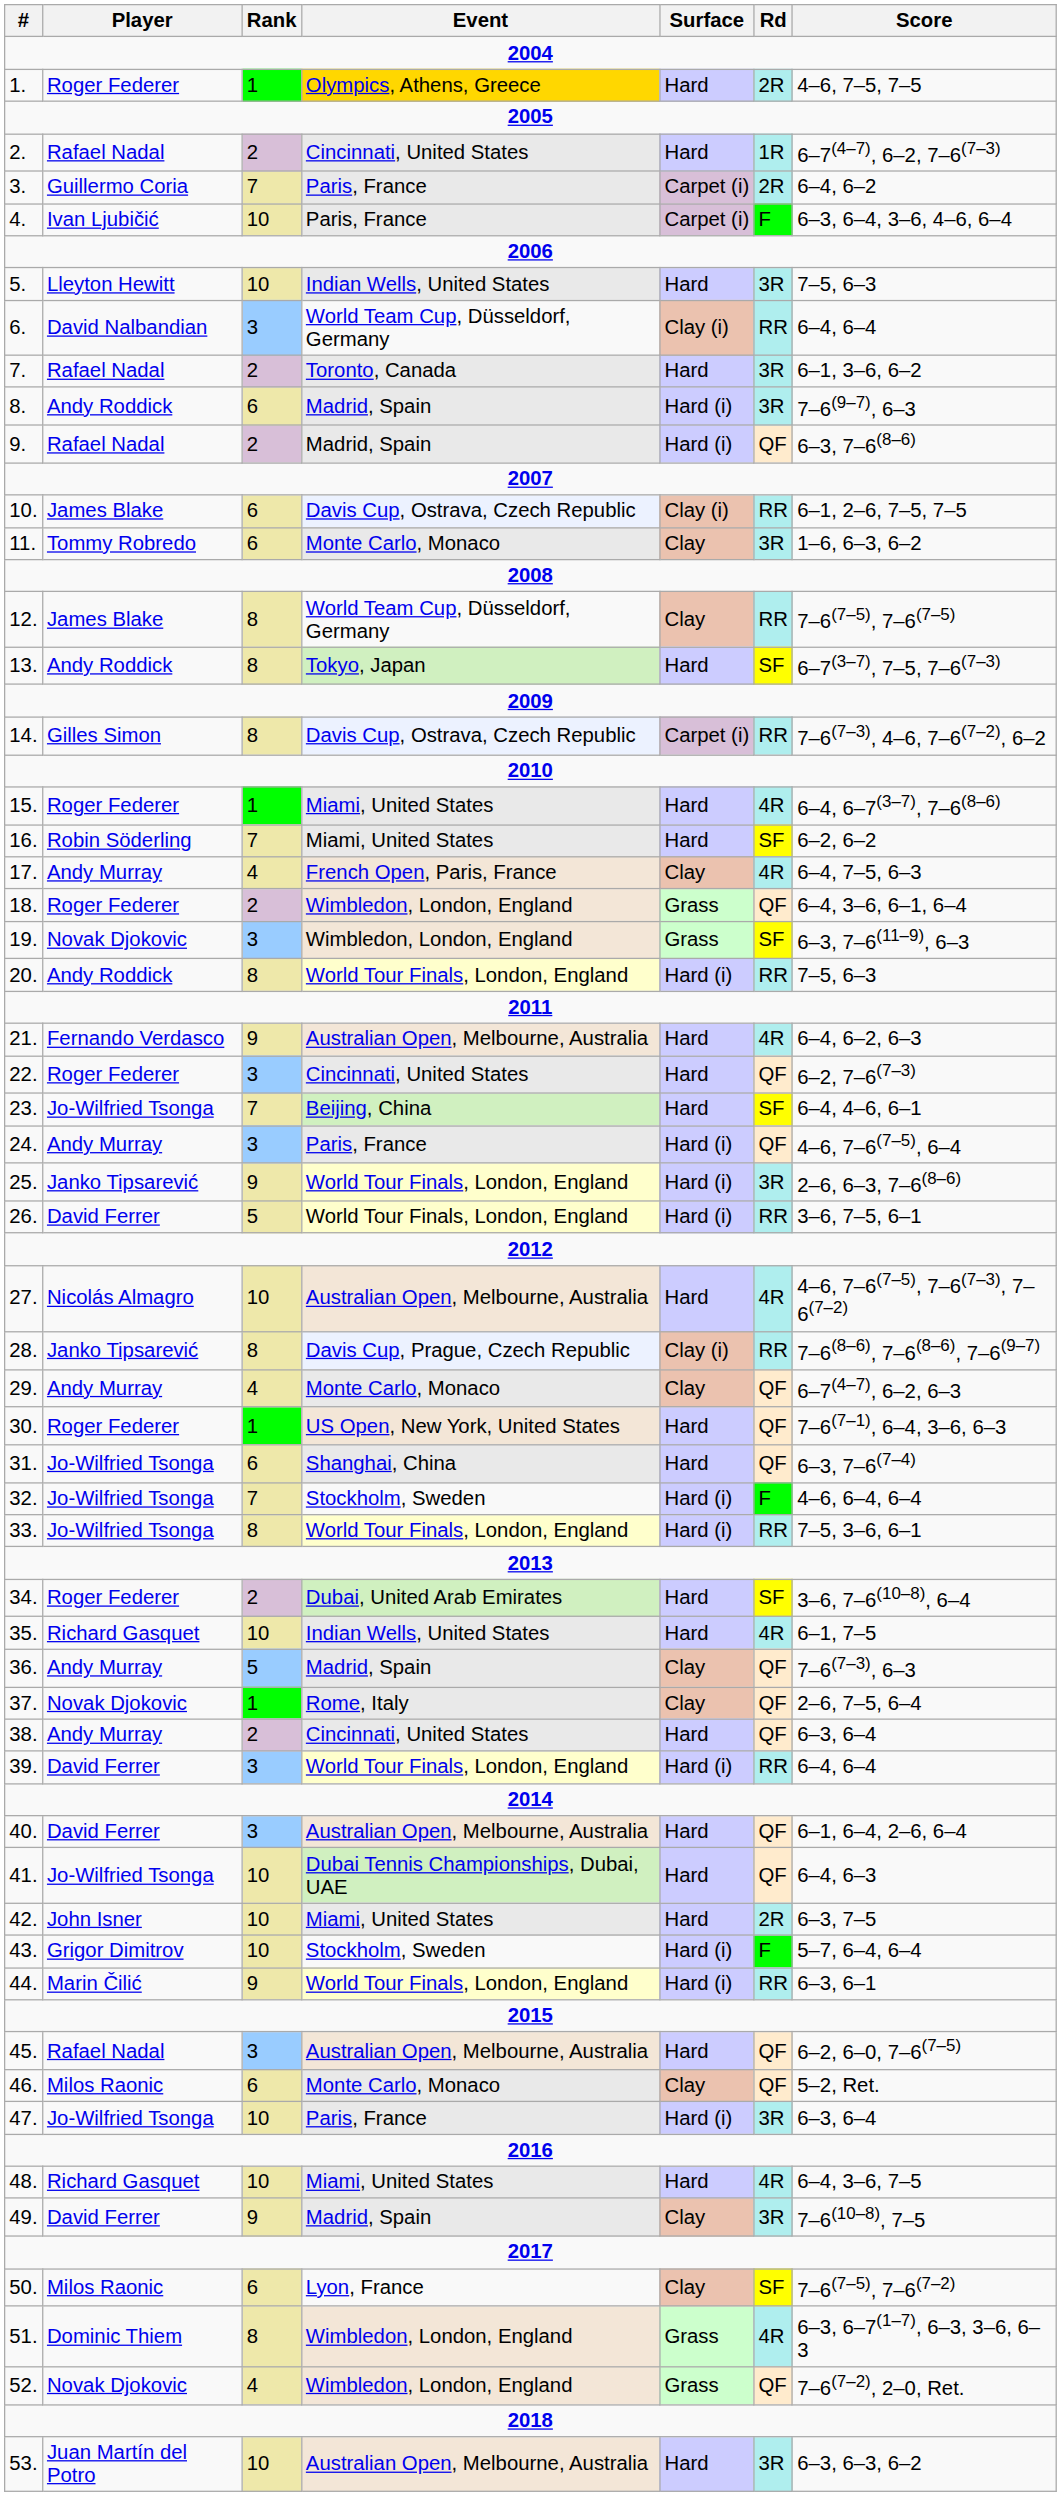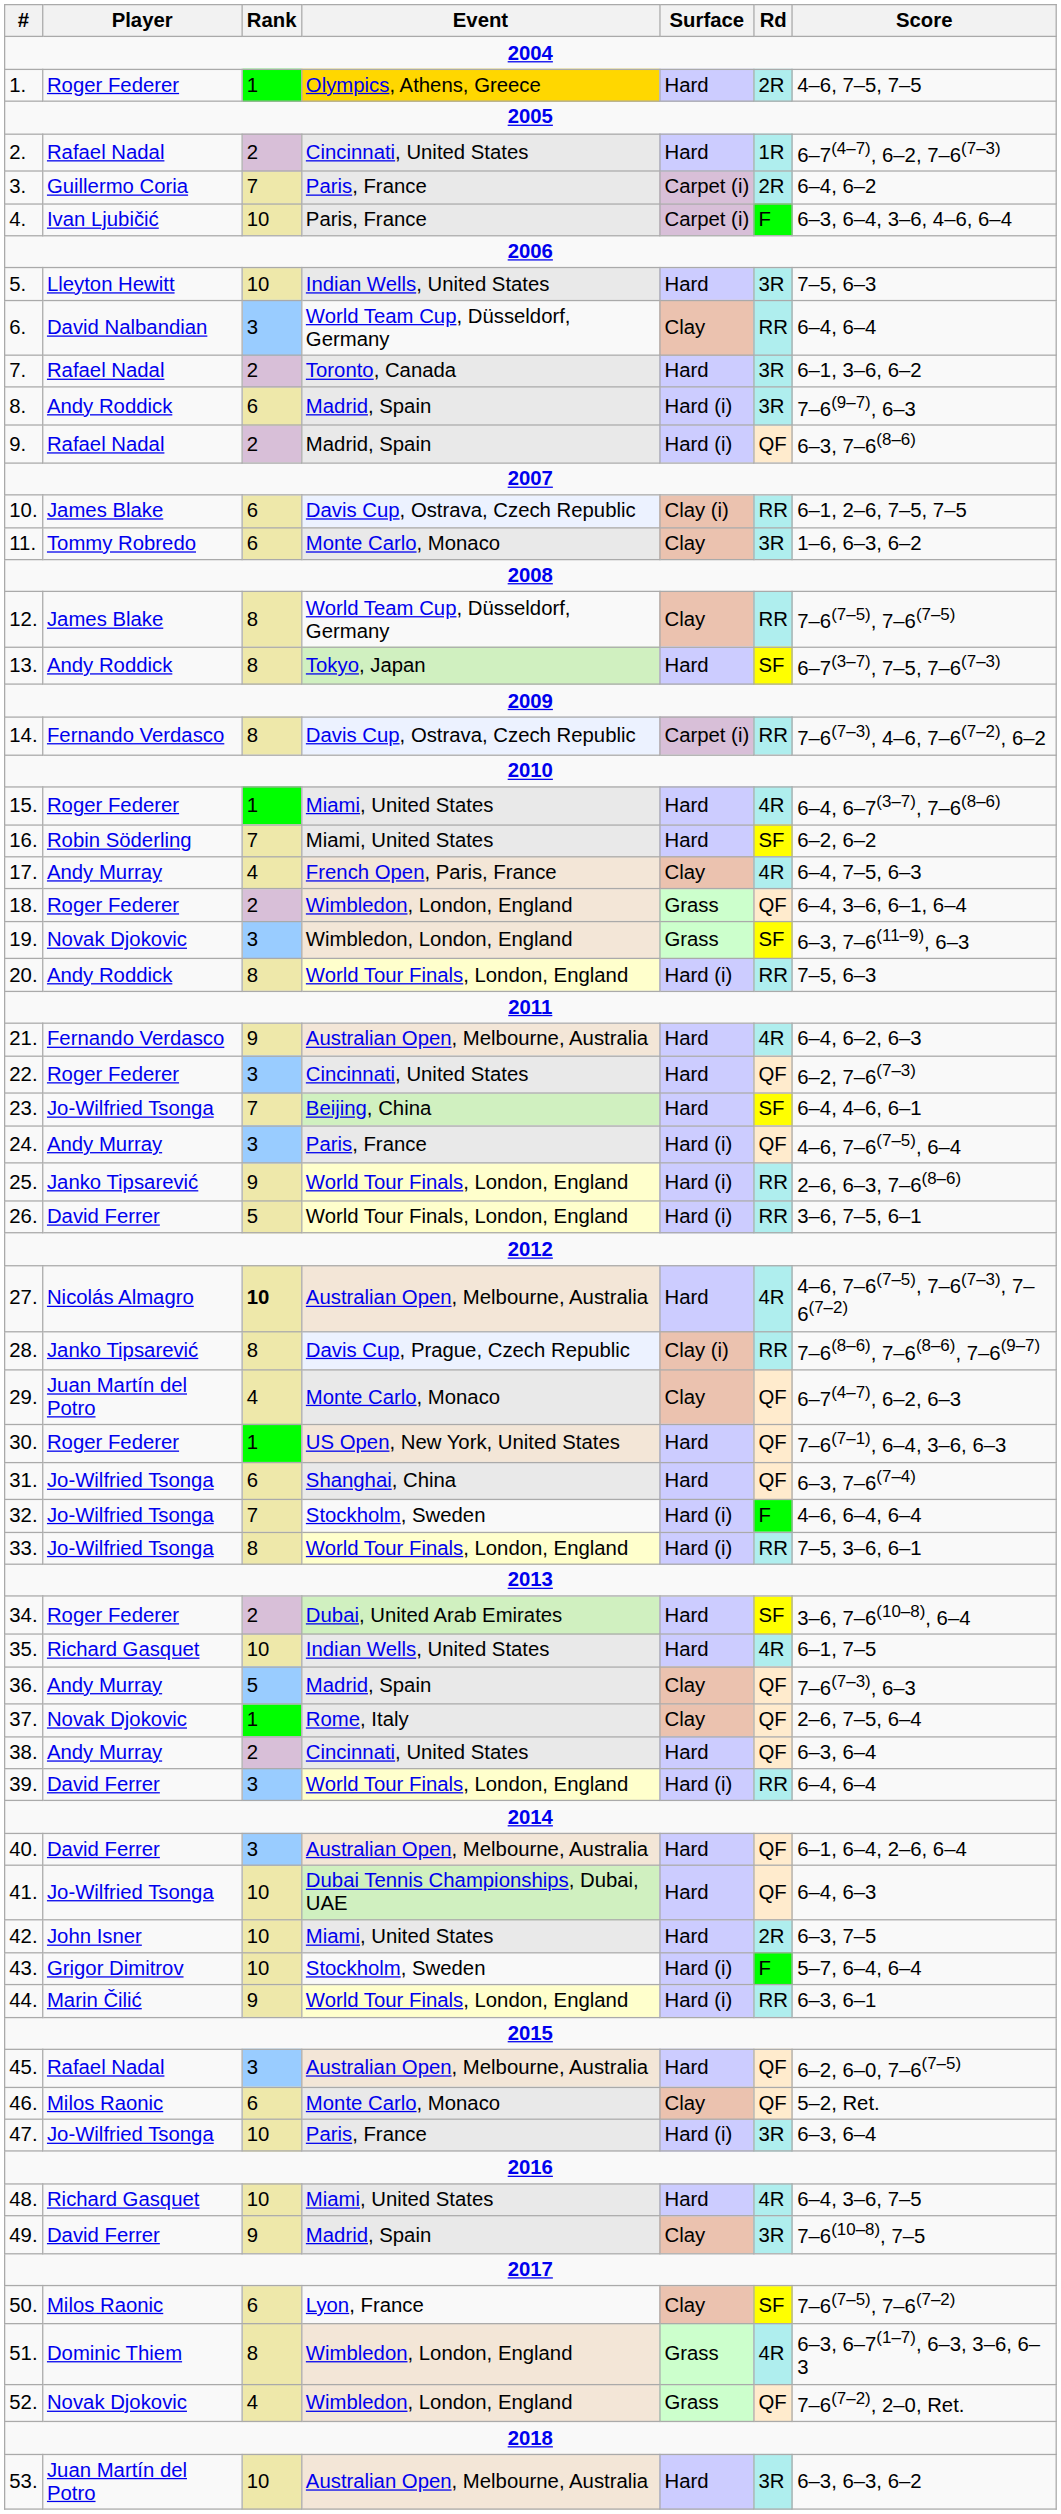(697, 327) Clay (i) -> (685, 327) Clay
(104, 735) Gilles Simon -> (136, 735) Fernando Verdasco
(772, 1182) 3R -> (773, 1182) RR
(258, 1298) normal -> (258, 1298) bold
(105, 1387) Andy Murray -> (117, 1396) Juan Martín del Potro
